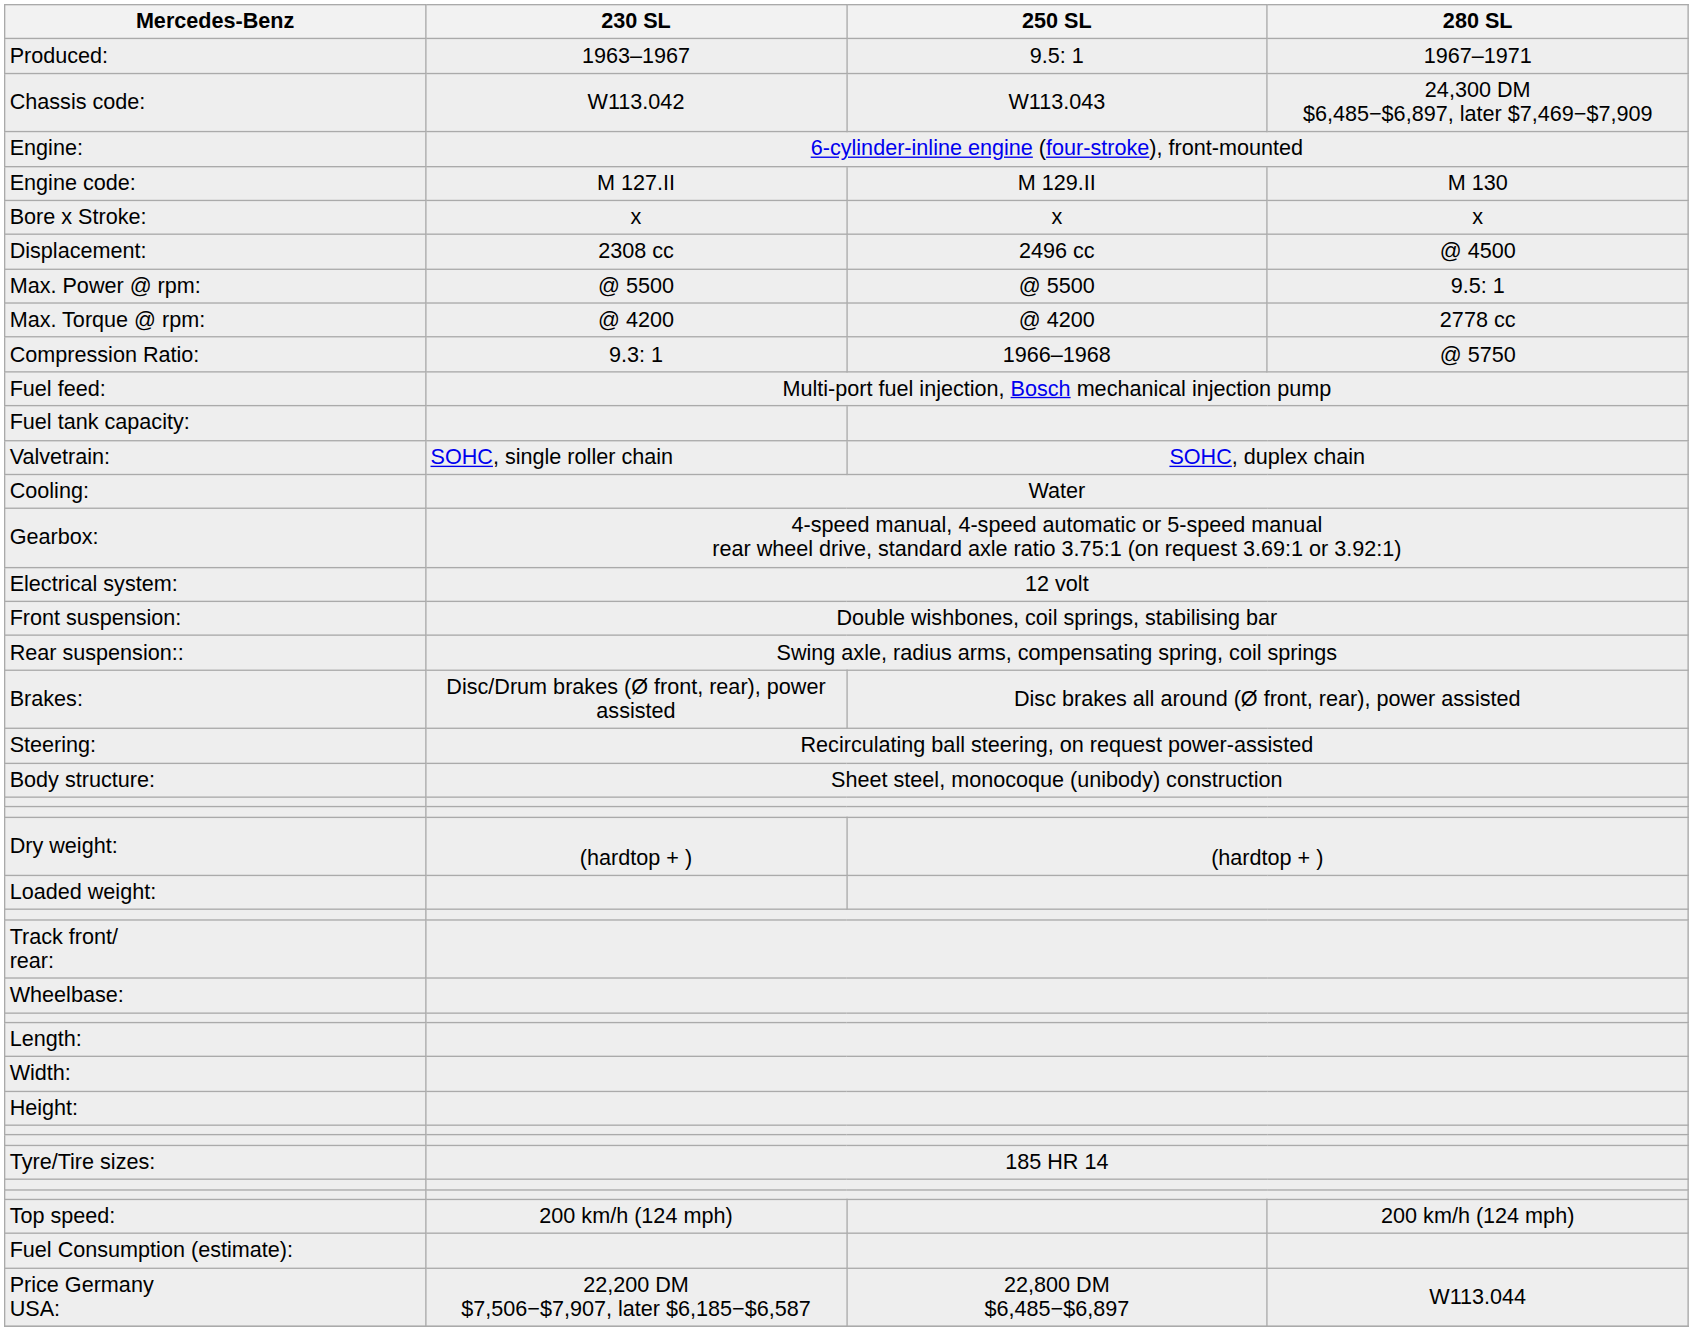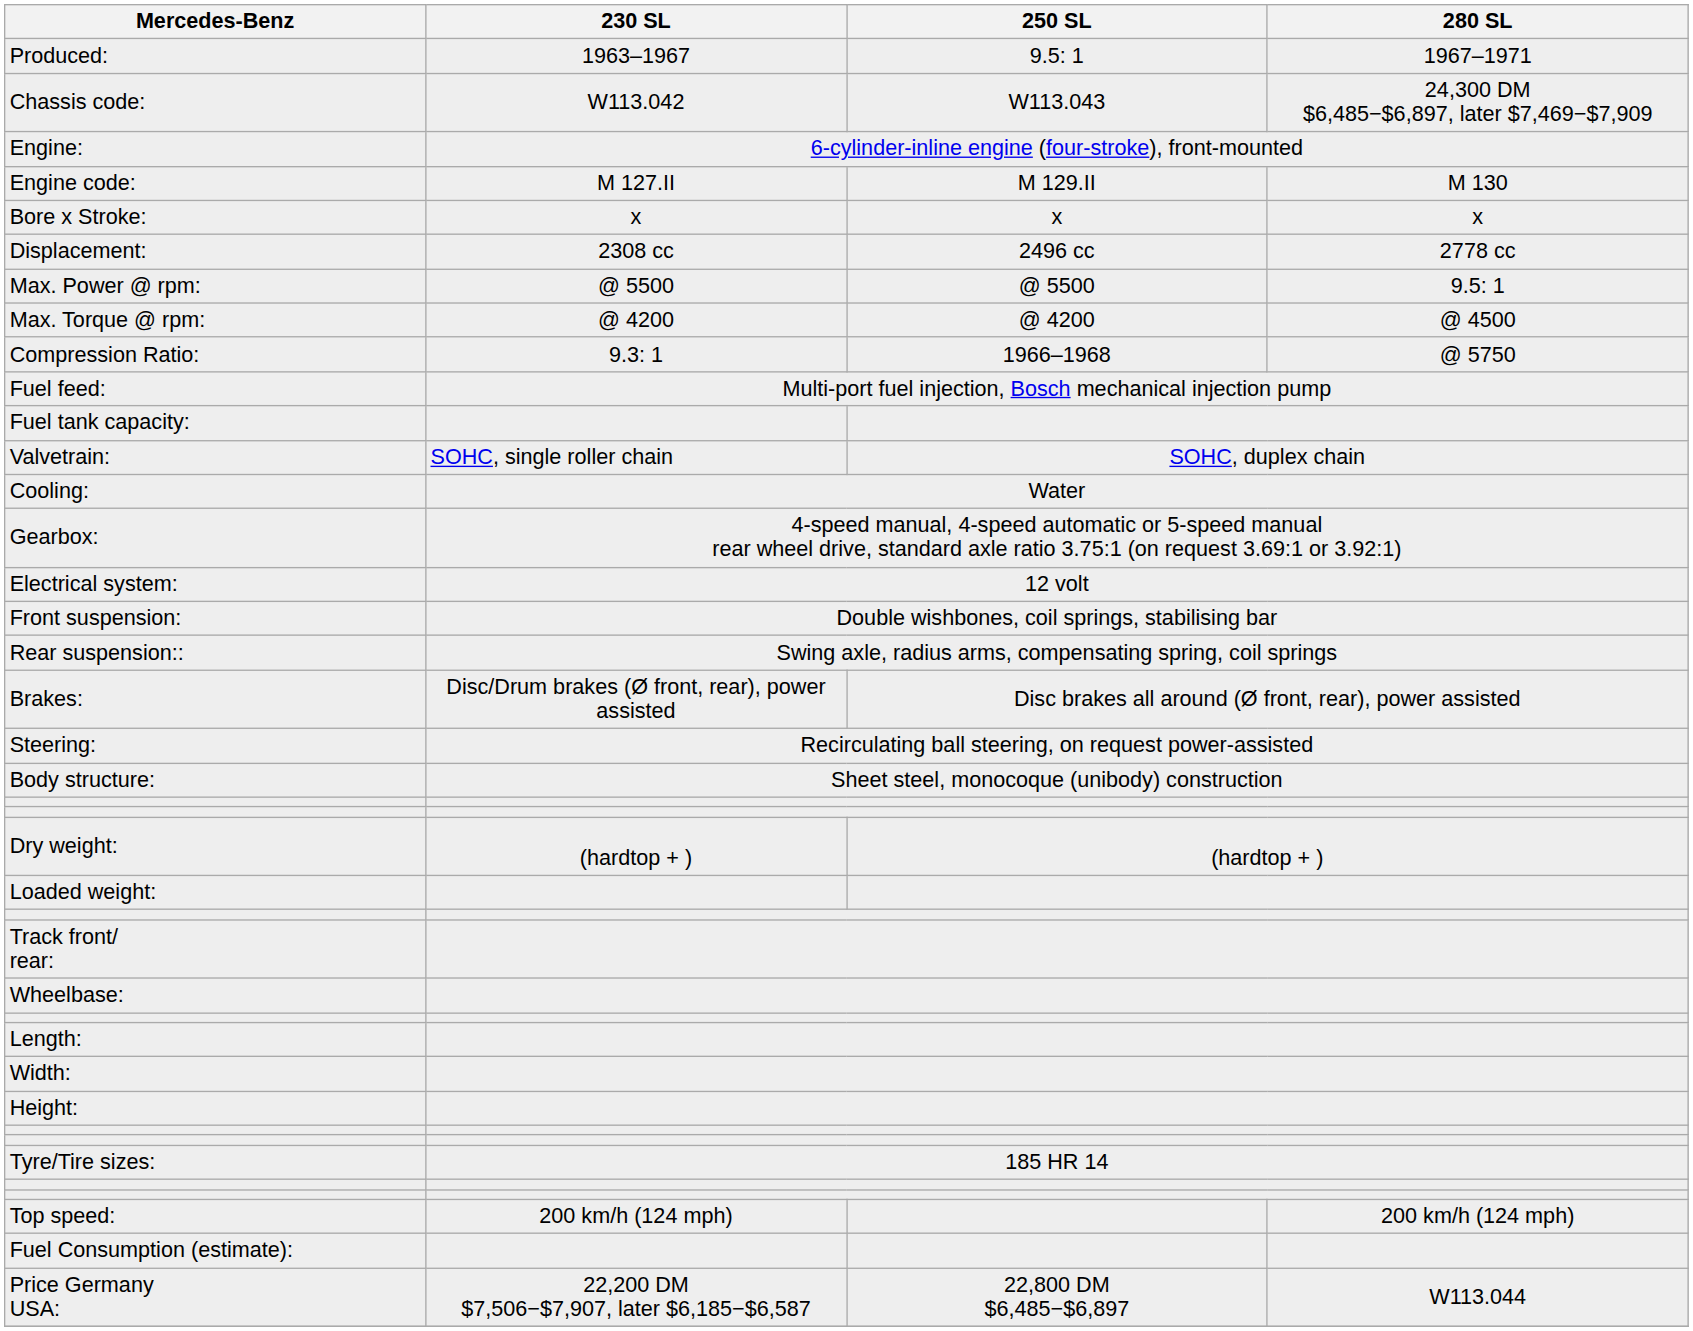(1478, 251) @ 4500 -> (1478, 251) 2778 cc
(1478, 319) 2778 cc -> (1478, 319) @ 4500
